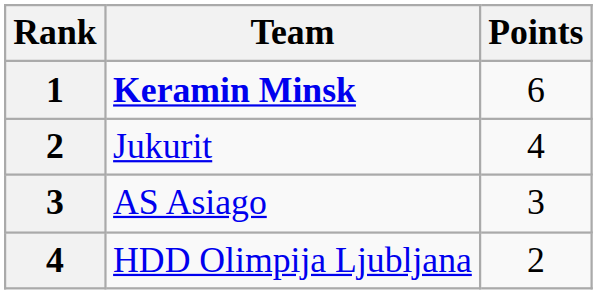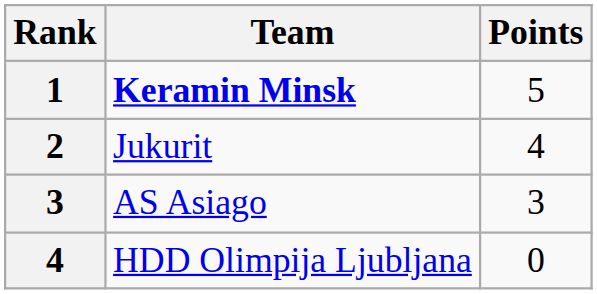(536, 89) 6 -> (536, 89) 5
(536, 259) 2 -> (536, 259) 0
